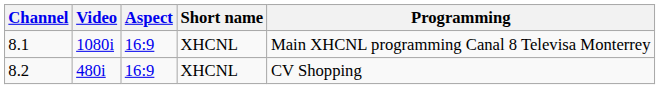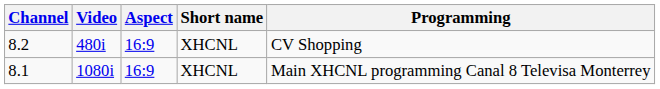rows swapped: (19, 44) <-> (19, 70)
